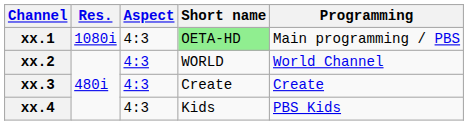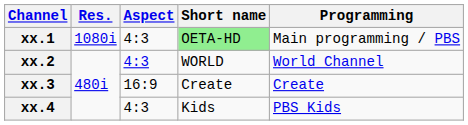(136, 85) 4:3 -> (140, 85) 16:9
